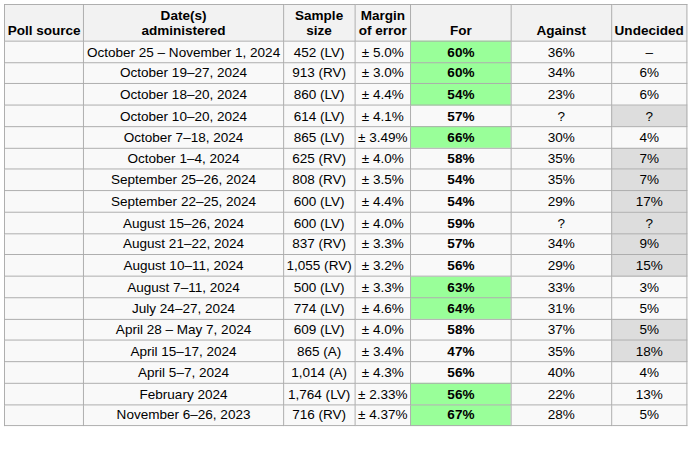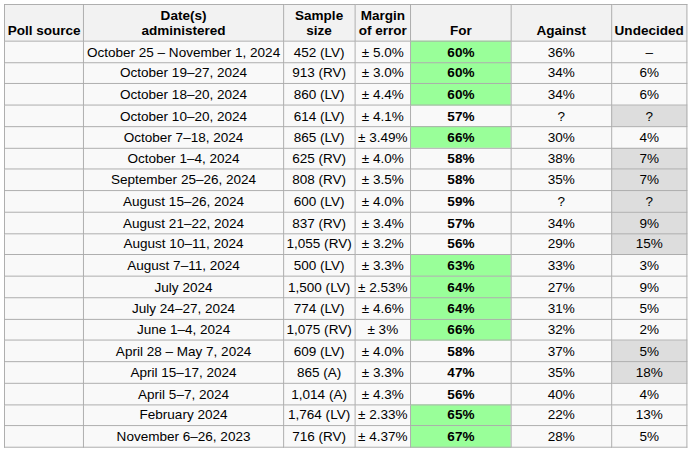(461, 95) 54% -> (461, 95) 60%
(561, 95) 23% -> (561, 95) 34%
(561, 159) 35% -> (561, 159) 38%
(461, 180) 54% -> (461, 180) 58%
- row: (184, 202)
(383, 244) ± 3.3% -> (383, 223) ± 3.4%
+ row: (184, 287)
+ row: (184, 330)
(383, 351) ± 3.4% -> (383, 373) ± 3.3%
(461, 394) 56% -> (461, 416) 65%
